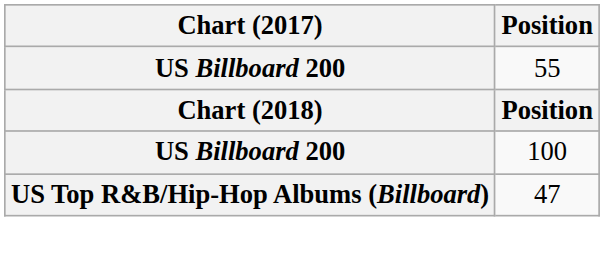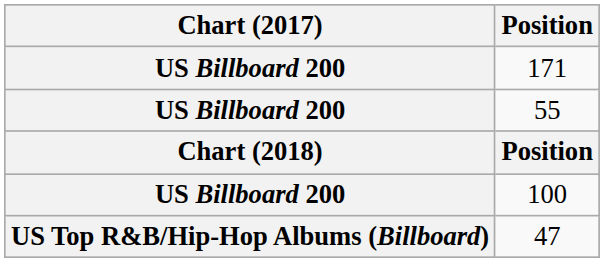+ row: (547, 67)
